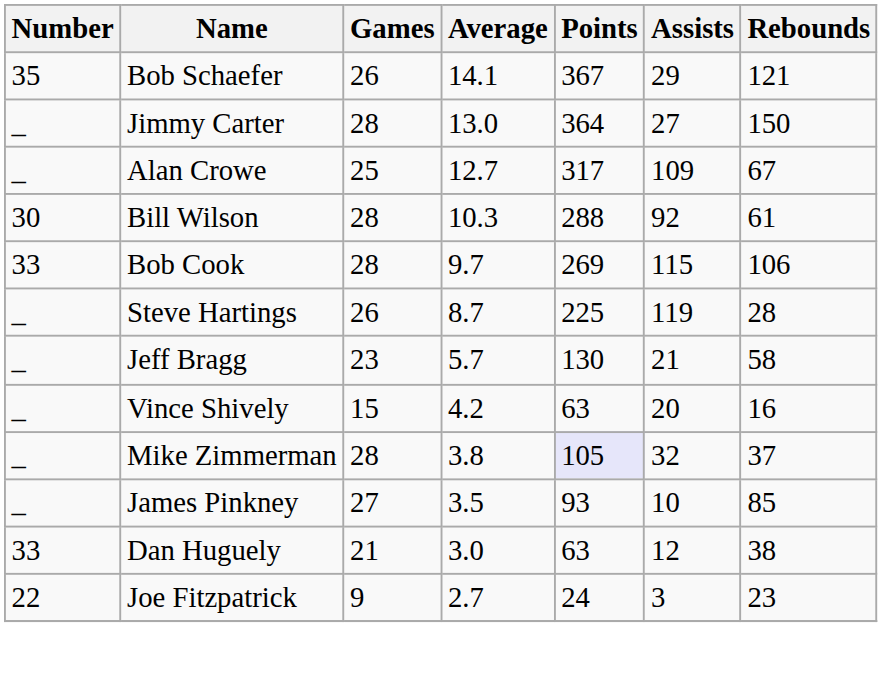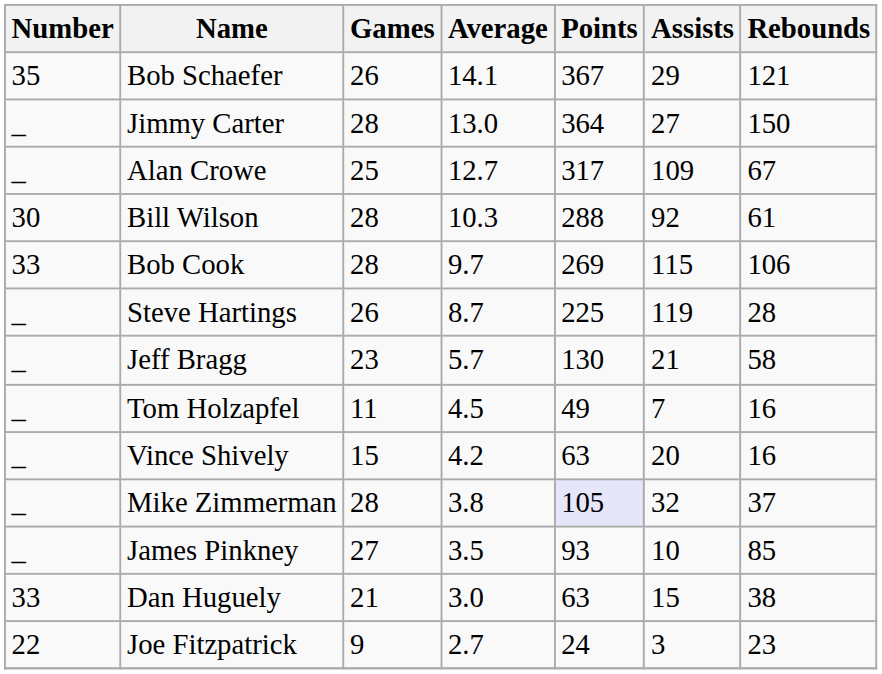+ row: (213, 407)
(665, 549) 12 -> (665, 596) 15
